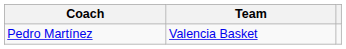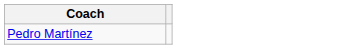- column: (251, 14)
